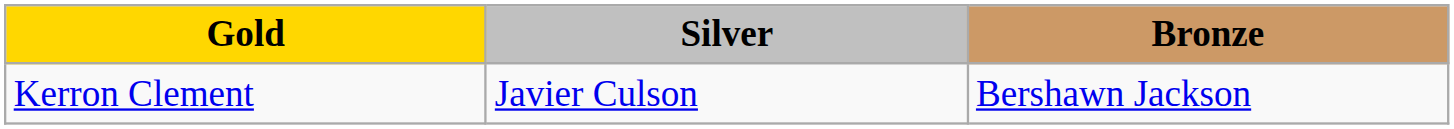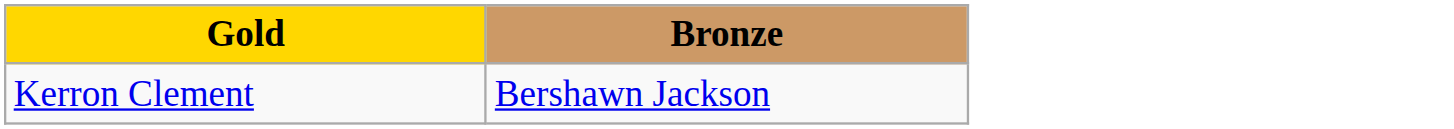- column: (727, 33)
